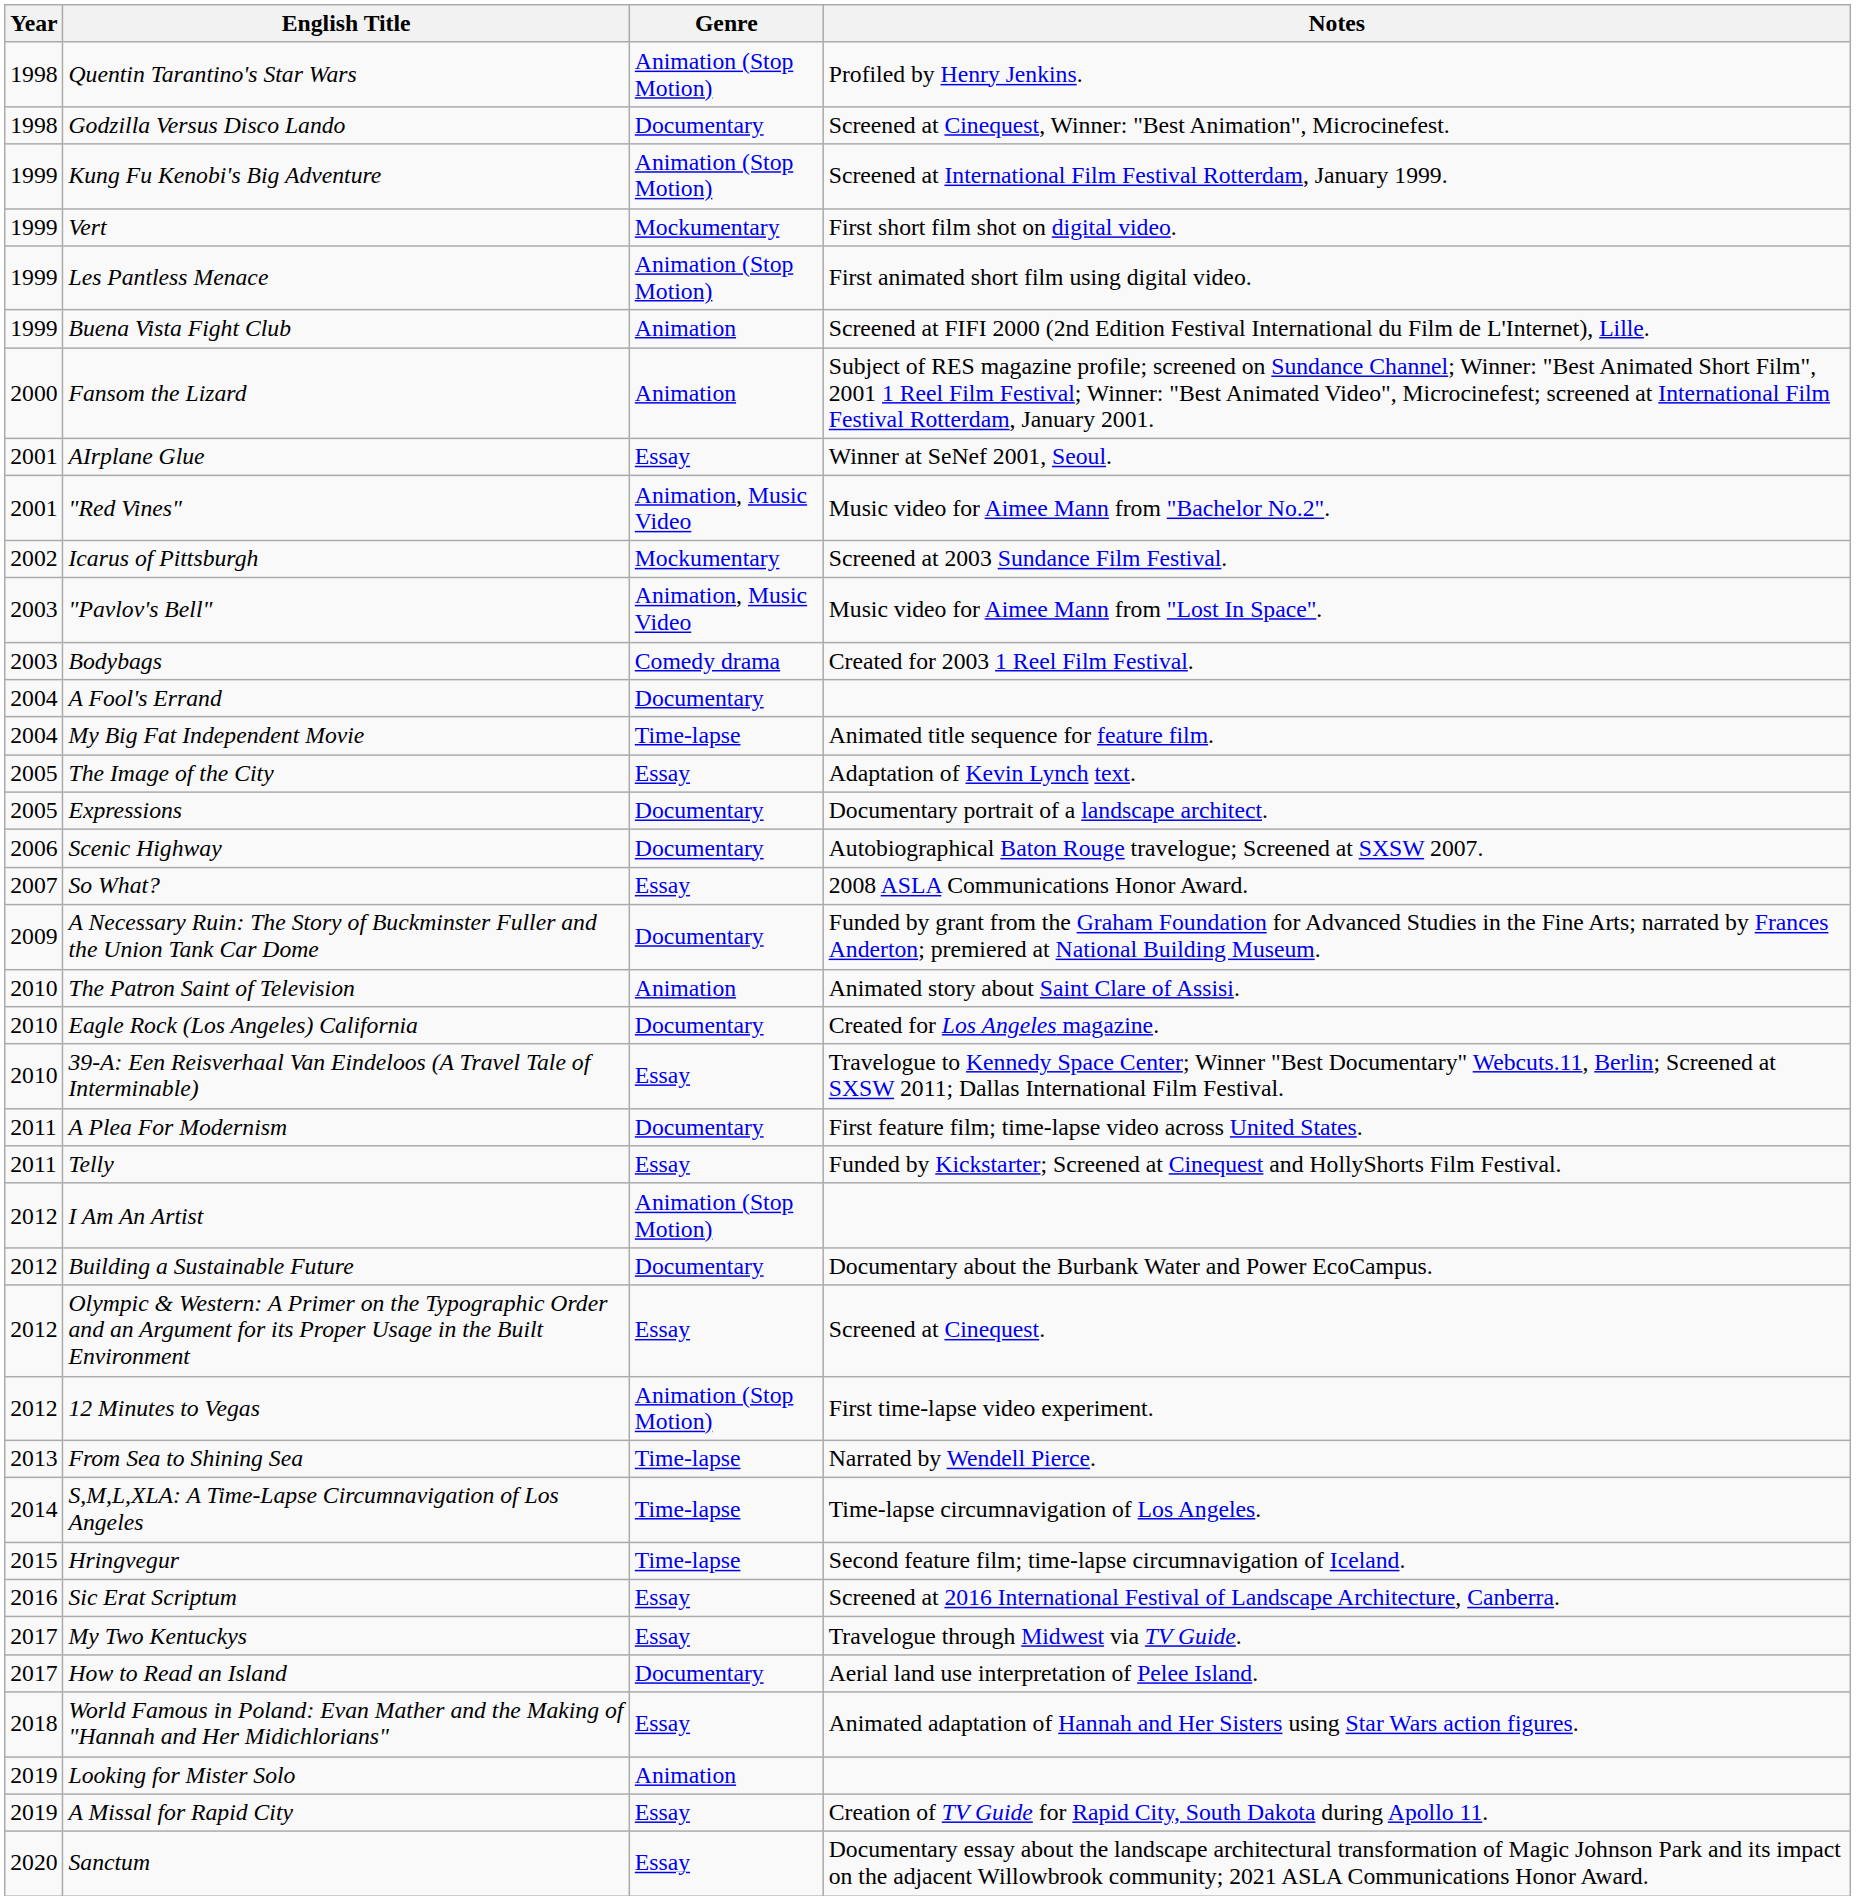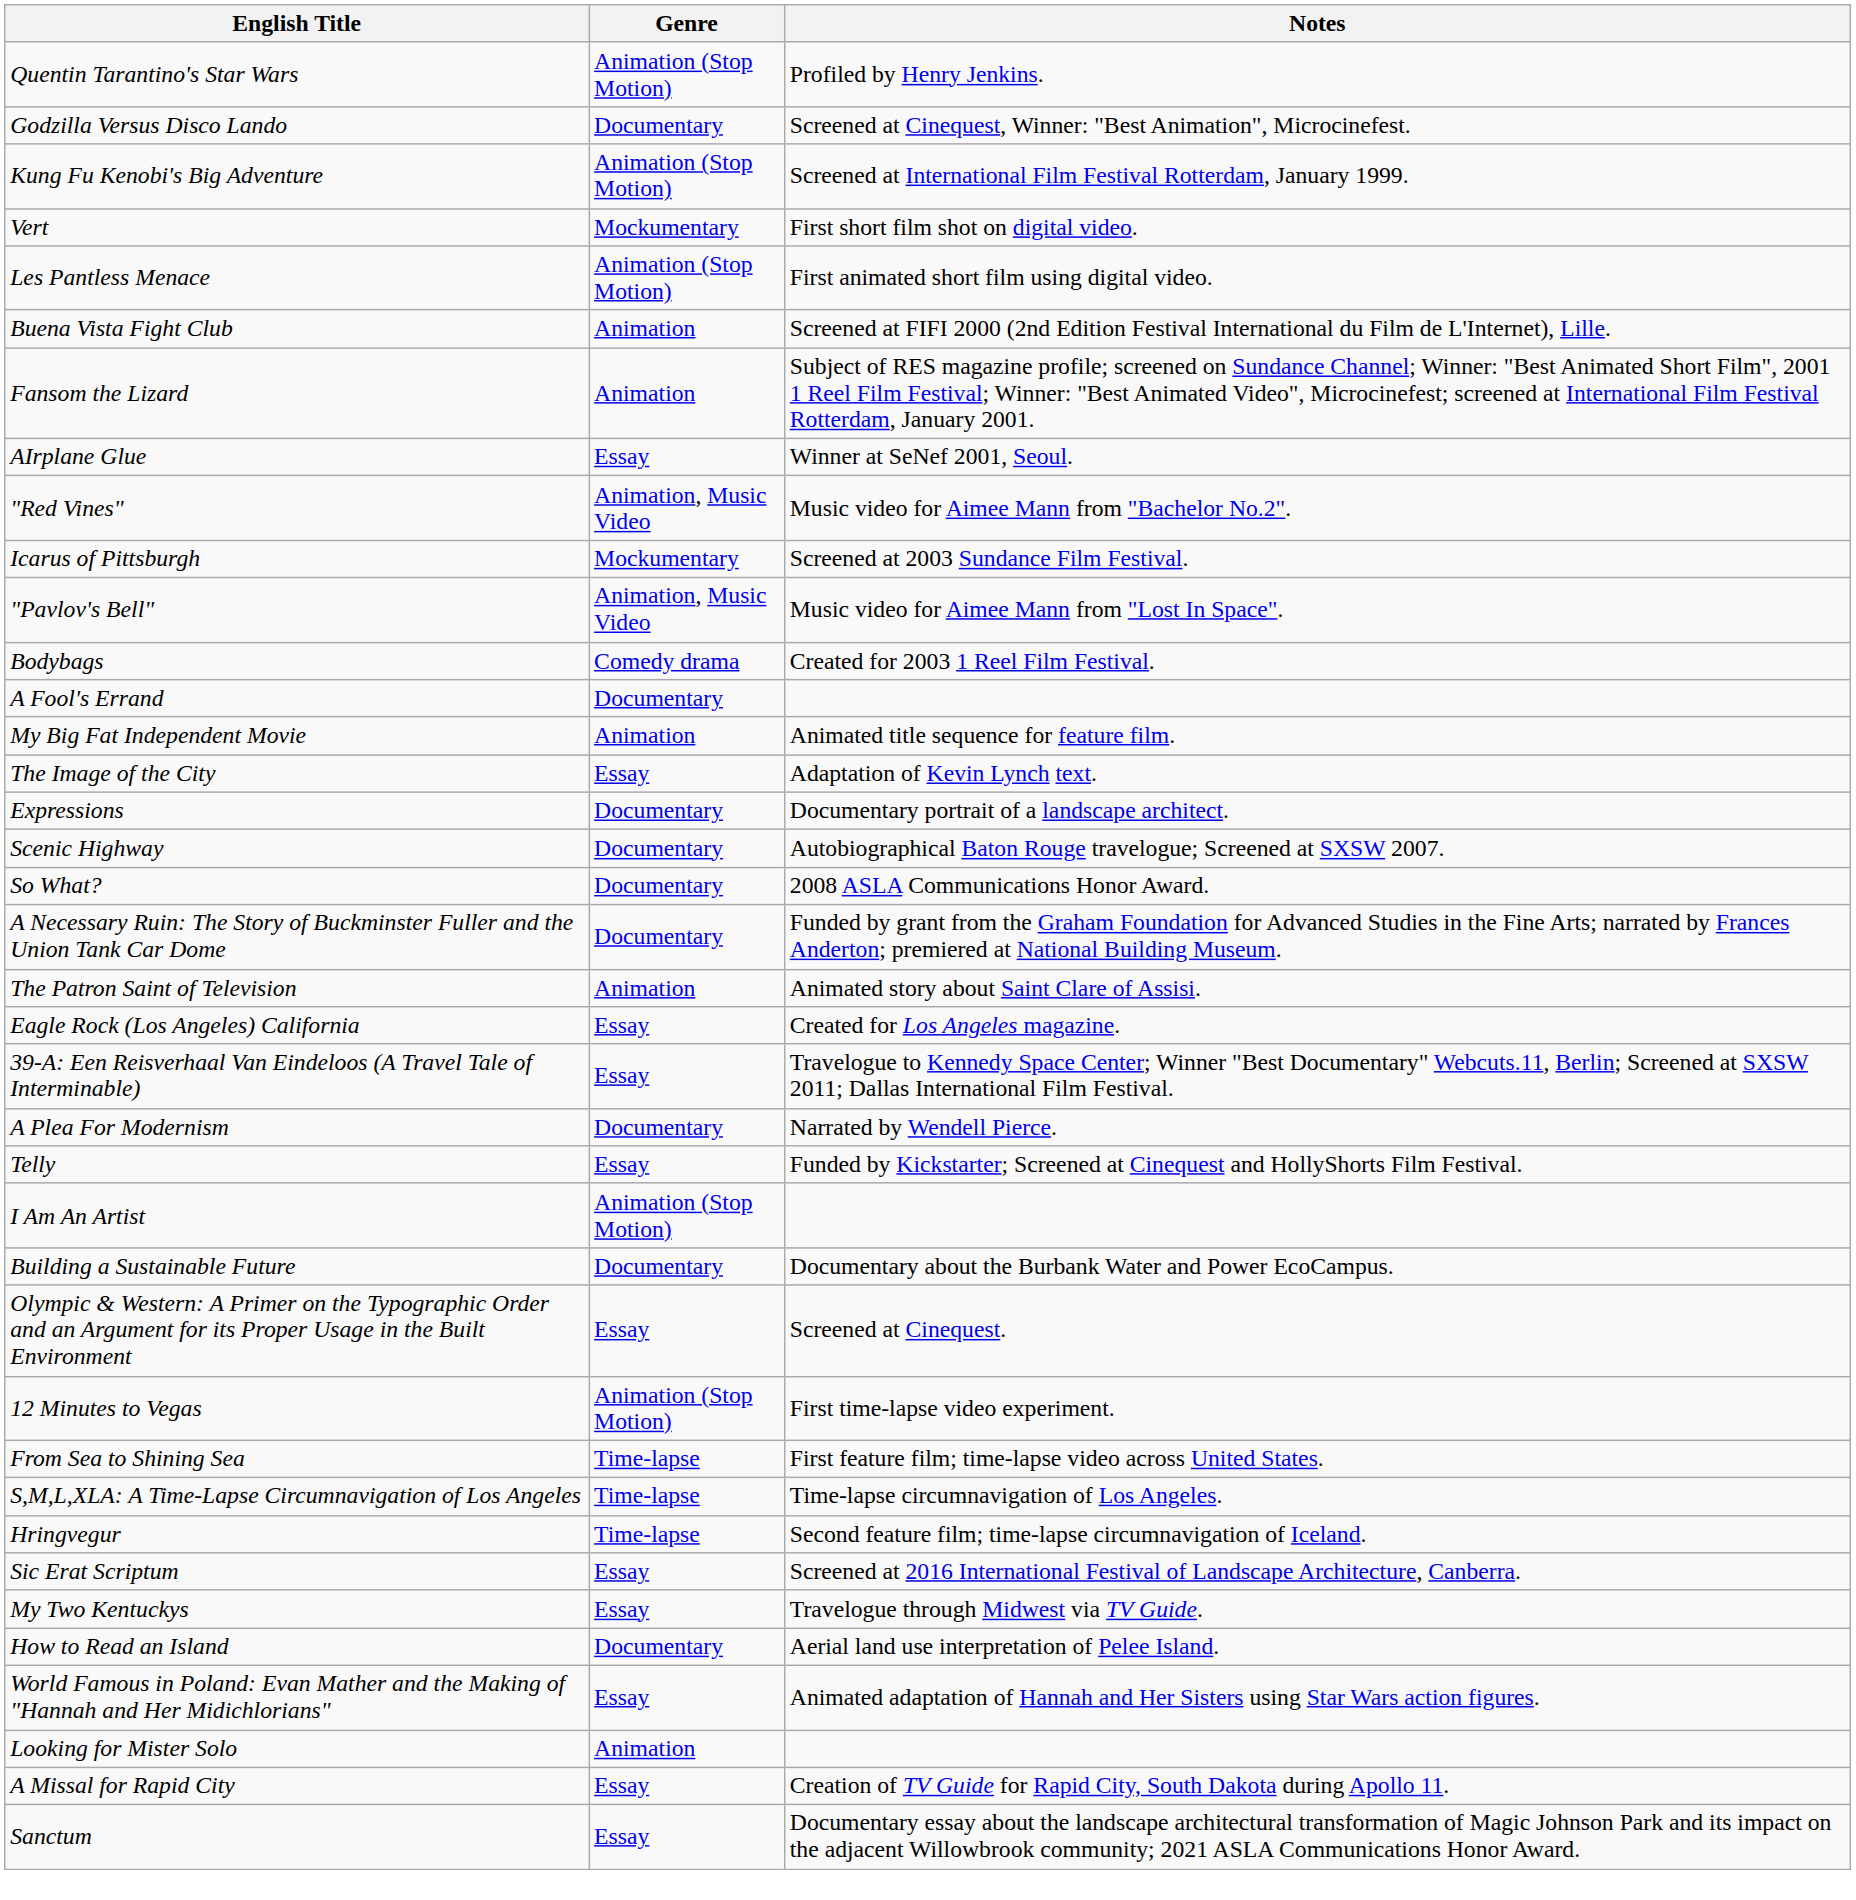- column: (34, 23)
(688, 735) Time-lapse -> (645, 735) Animation
(662, 885) Essay -> (659, 885) Documentary
(699, 1025) Documentary -> (622, 1025) Essay
(1096, 1126) First feature film; time-lapse video across United States. -> (923, 1126) Narrated by Wendell Pierce.
(962, 1458) Narrated by Wendell Pierce. -> (1057, 1458) First feature film; time-lapse video across United States.
